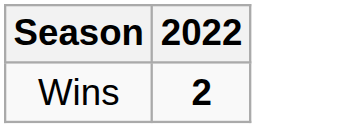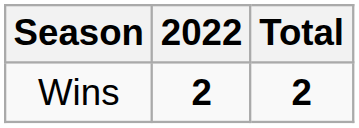+ column: (302, 33)
